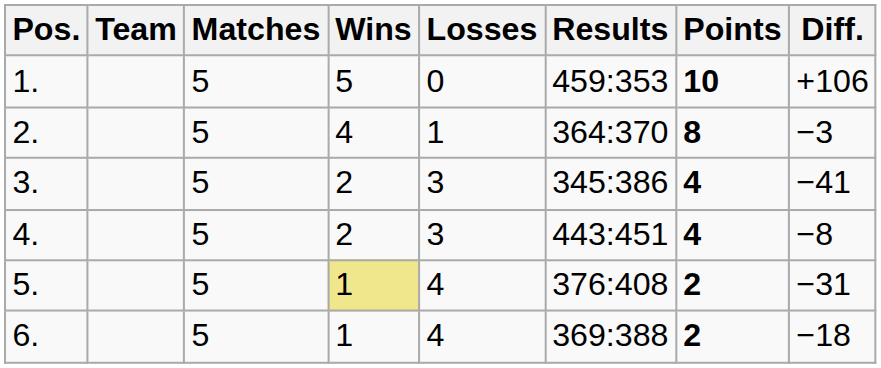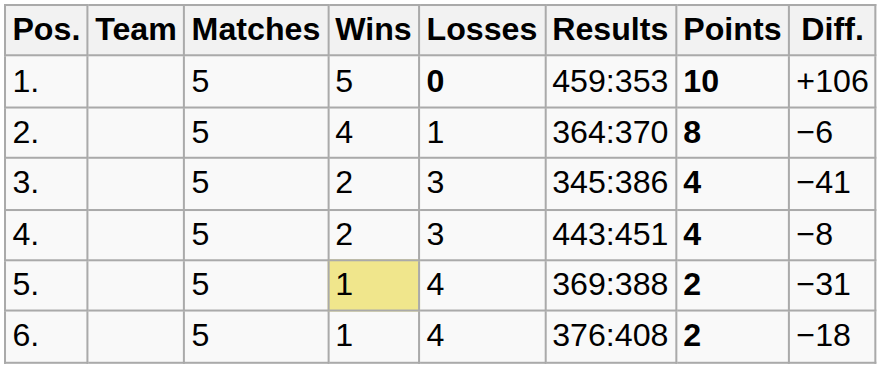(435, 81) normal -> (435, 81) bold
(815, 132) −3 -> (815, 132) −6
(610, 285) 376:408 -> (610, 285) 369:388
(610, 336) 369:388 -> (610, 336) 376:408
